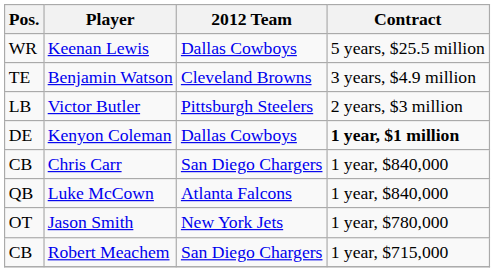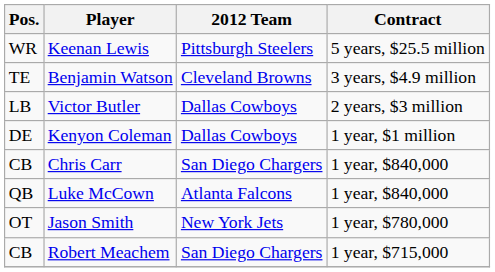(239, 48) Dallas Cowboys -> (247, 48) Pittsburgh Steelers
(247, 106) Pittsburgh Steelers -> (239, 106) Dallas Cowboys
(395, 135) bold -> (393, 135) normal
